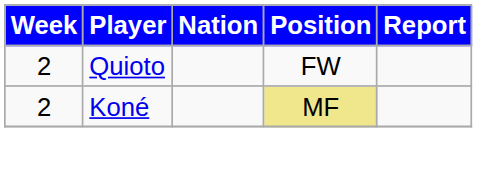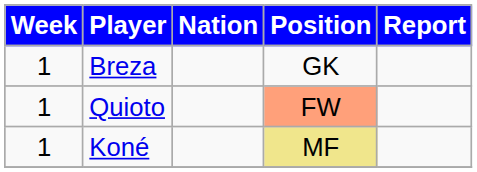+ row: (123, 66)
(44, 66) 2 -> (44, 107) 1
(321, 66) no background -> (321, 107) lightsalmon background
(44, 107) 2 -> (44, 147) 1
